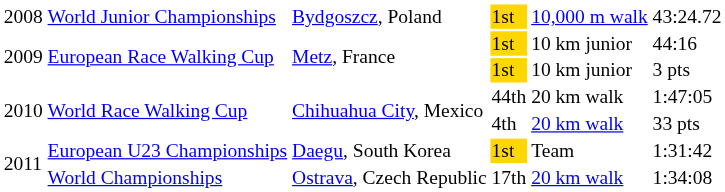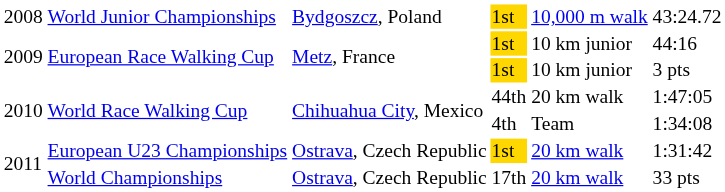(577, 123) 20 km walk -> (553, 123) Team
(676, 123) 33 pts -> (682, 123) 1:34:08
(372, 150) Daegu, South Korea -> (389, 150) Ostrava, Czech Republic
(553, 150) Team -> (577, 150) 20 km walk
(682, 177) 1:34:08 -> (676, 177) 33 pts
